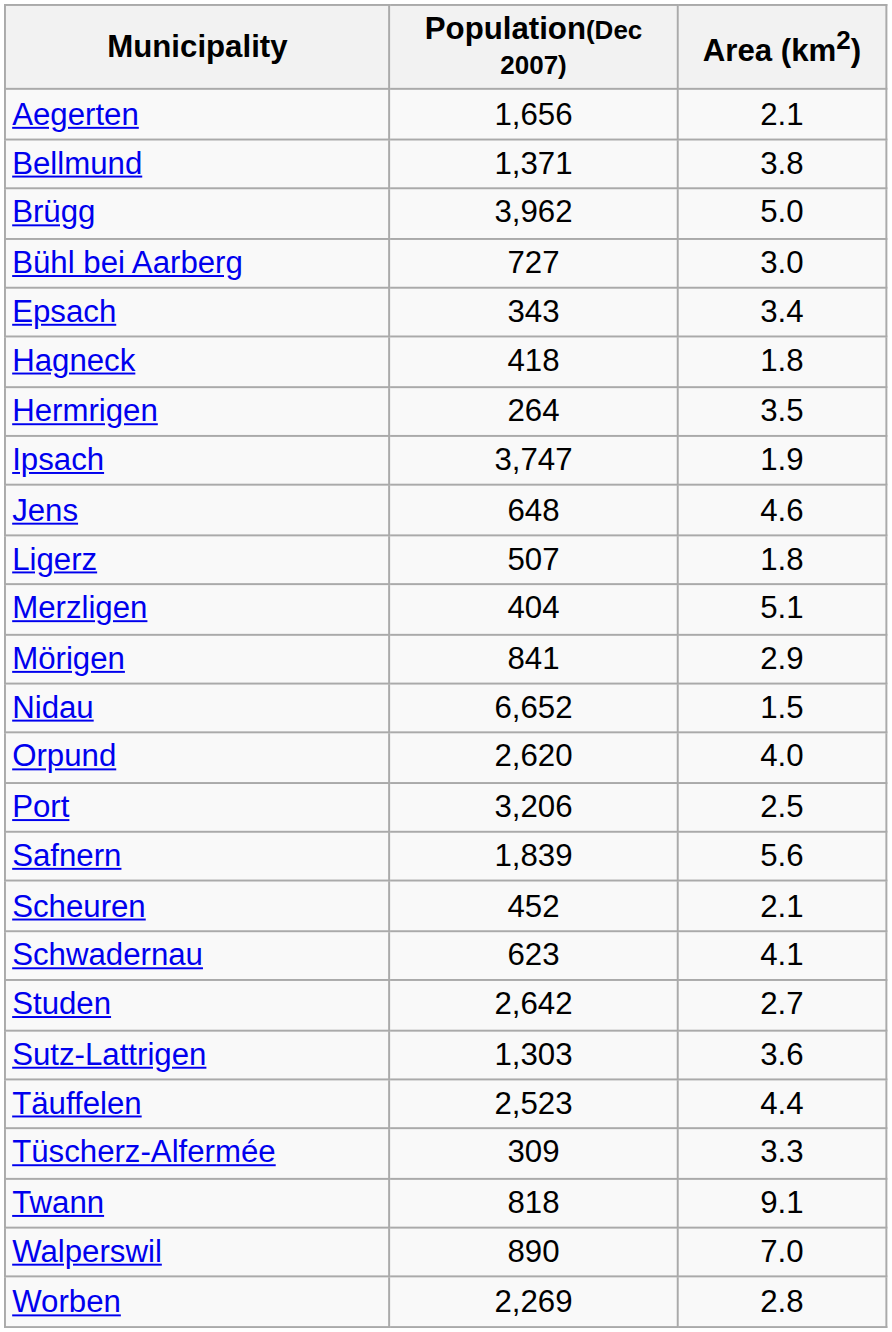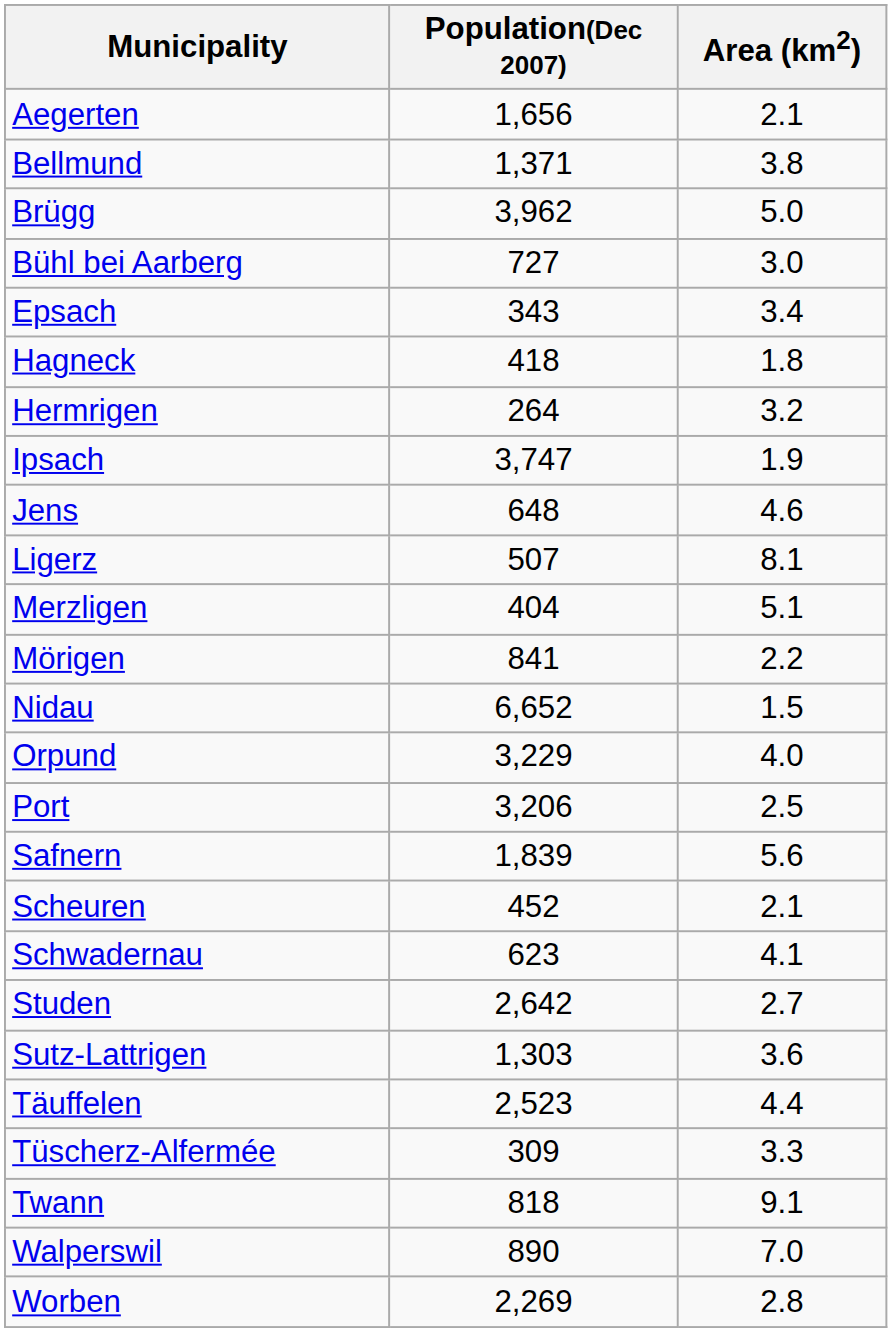(782, 410) 3.5 -> (782, 410) 3.2
(782, 559) 1.8 -> (782, 559) 8.1
(782, 658) 2.9 -> (782, 658) 2.2
(534, 757) 2,620 -> (534, 757) 3,229
